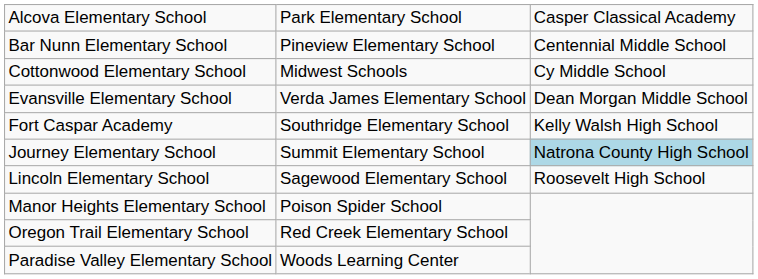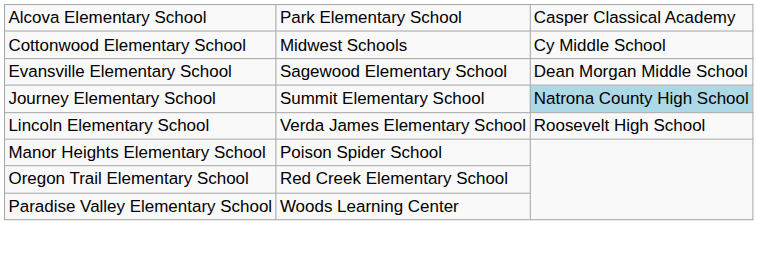- row: (118, 44)
(403, 98) Verda James Elementary School -> (394, 71) Sagewood Elementary School
- row: (90, 125)
(394, 179) Sagewood Elementary School -> (403, 125) Verda James Elementary School
